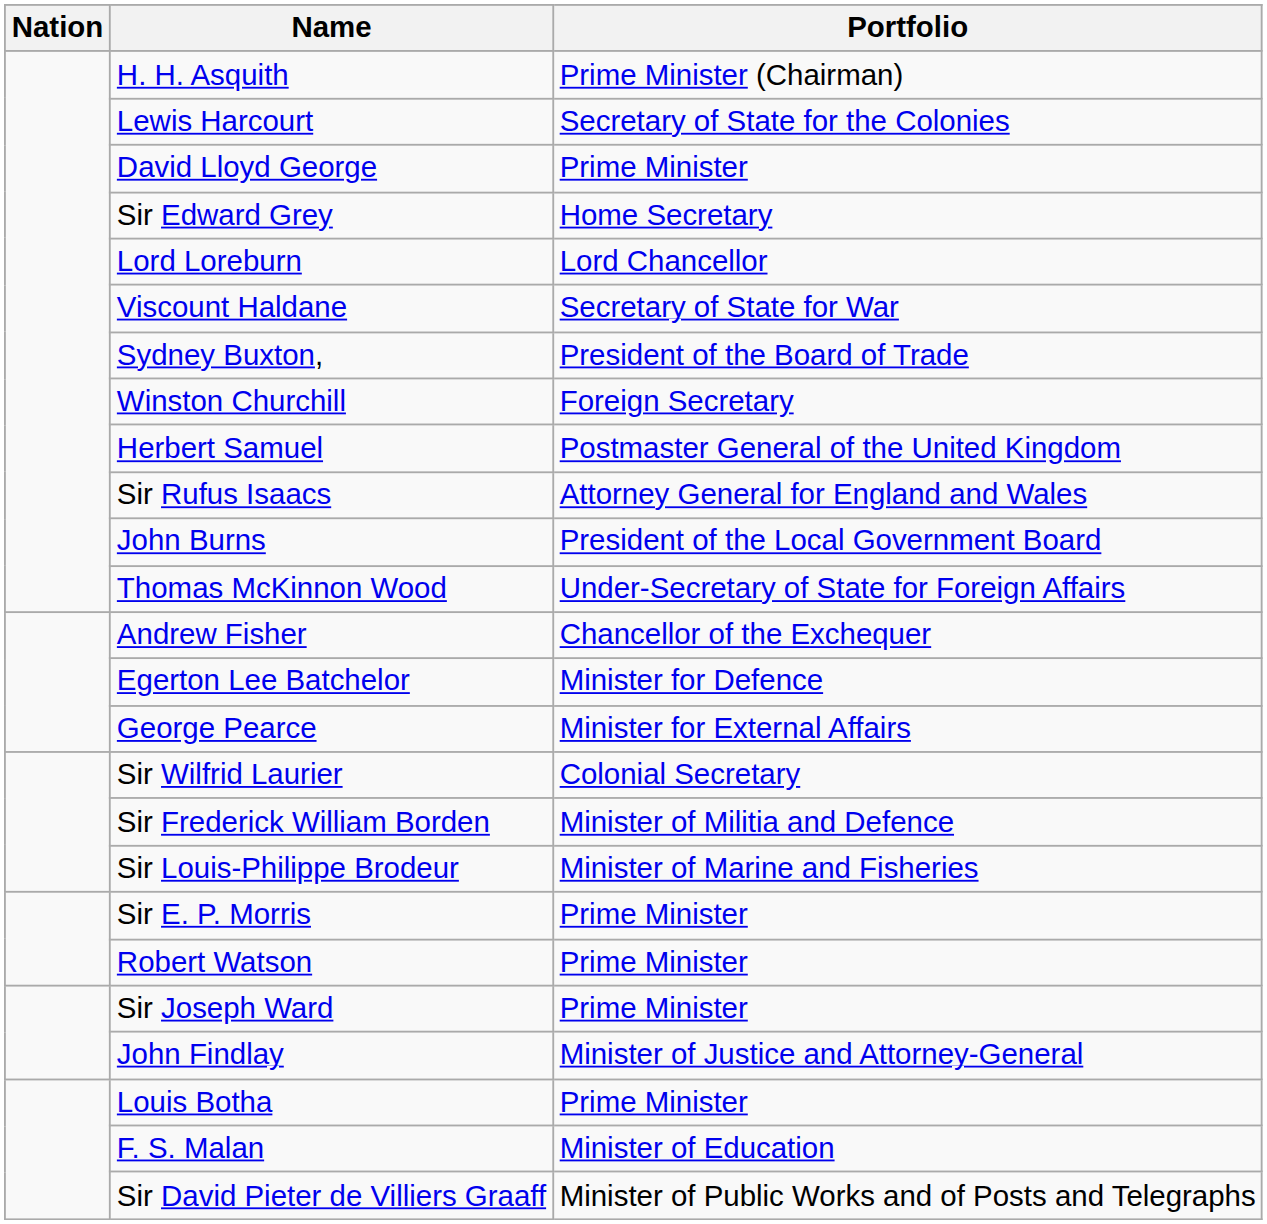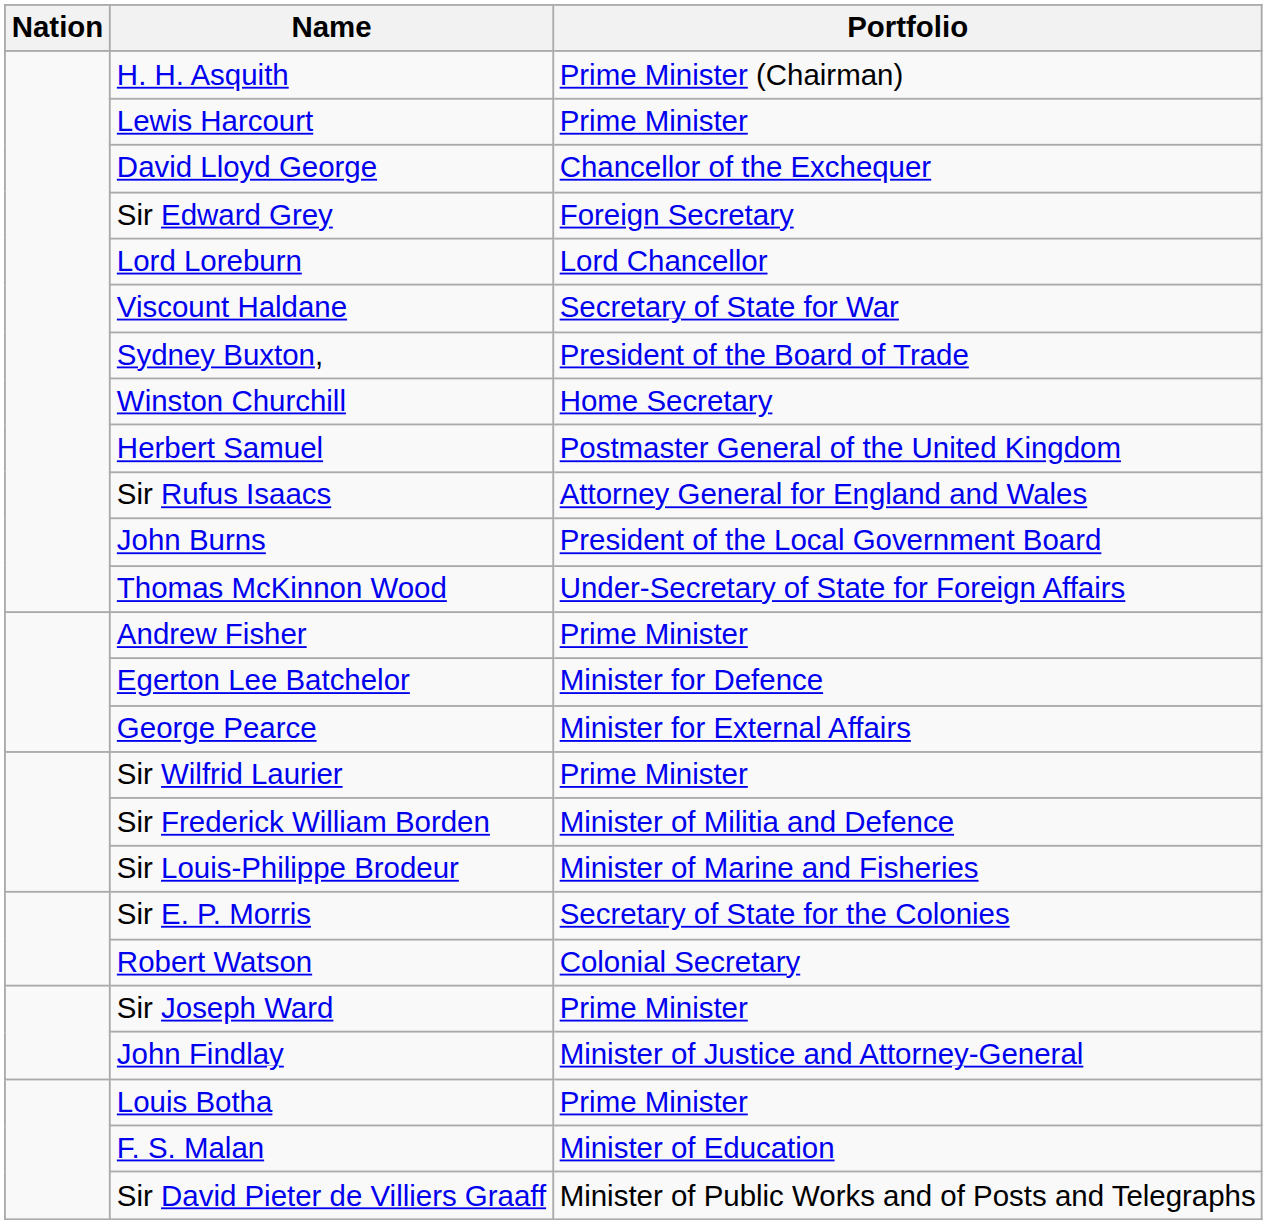(785, 121) Secretary of State for the Colonies -> (654, 121) Prime Minister
(654, 167) Prime Minister -> (745, 167) Chancellor of the Exchequer
(666, 214) Home Secretary -> (677, 214) Foreign Secretary
(677, 401) Foreign Secretary -> (666, 401) Home Secretary
(745, 634) Chancellor of the Exchequer -> (654, 634) Prime Minister
(680, 774) Colonial Secretary -> (654, 774) Prime Minister
(654, 914) Prime Minister -> (785, 914) Secretary of State for the Colonies
(654, 961) Prime Minister -> (680, 961) Colonial Secretary
